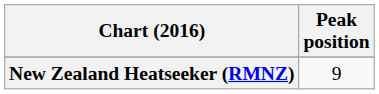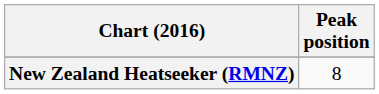(337, 72) 9 -> (337, 72) 8
